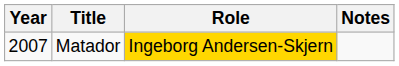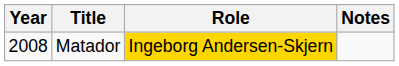(28, 46) 2007 -> (28, 46) 2008
